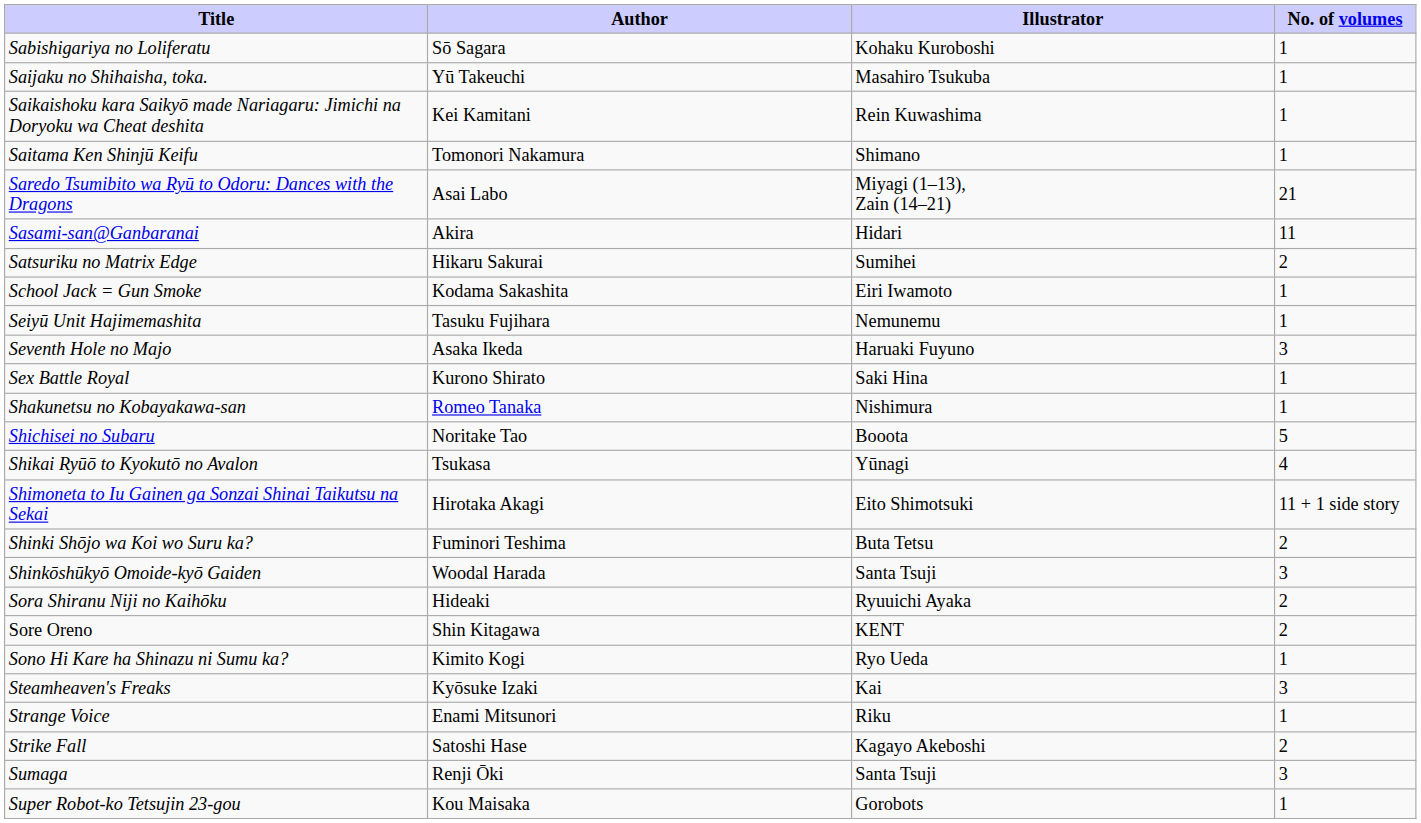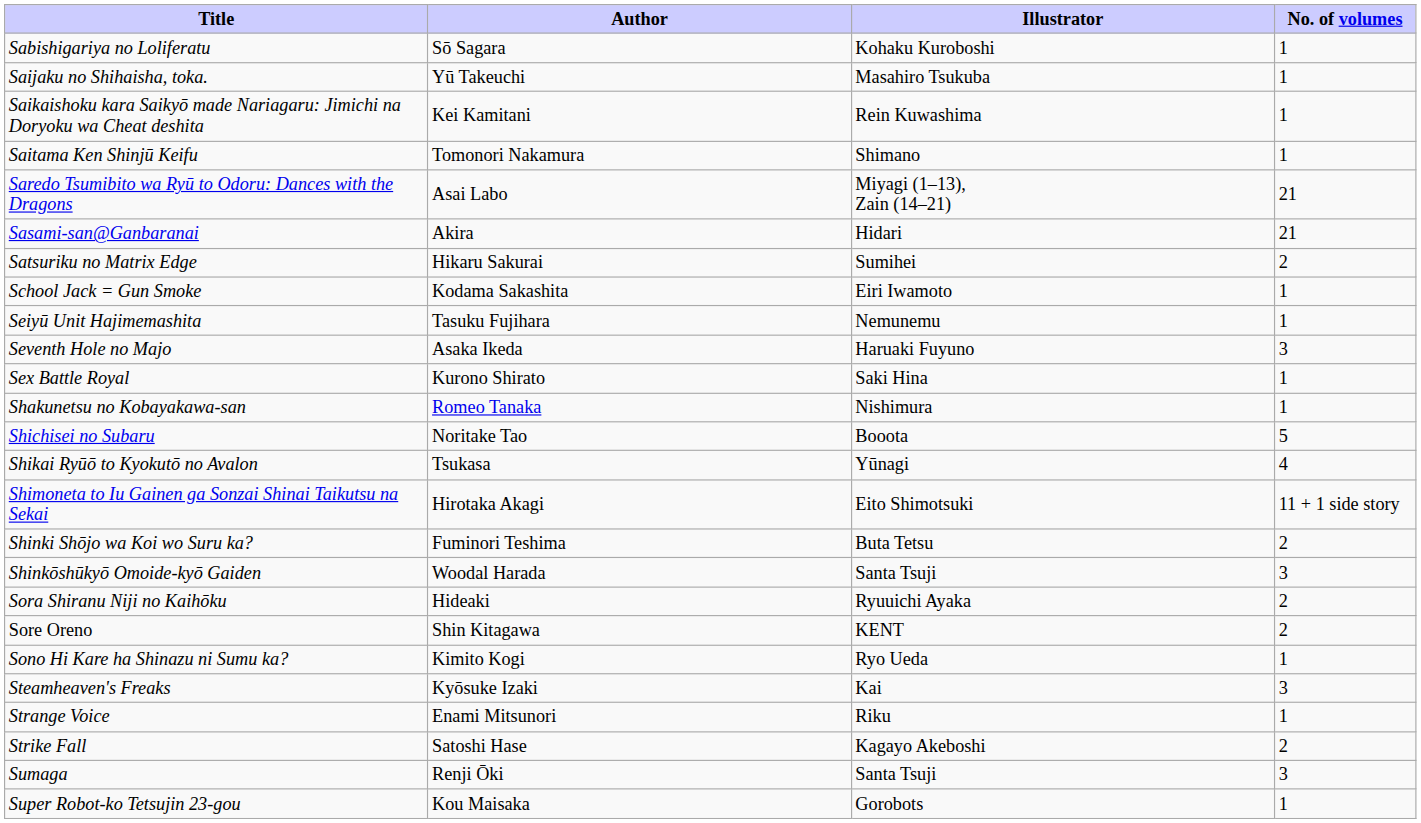(1287, 233) 11 -> (1288, 233) 21
